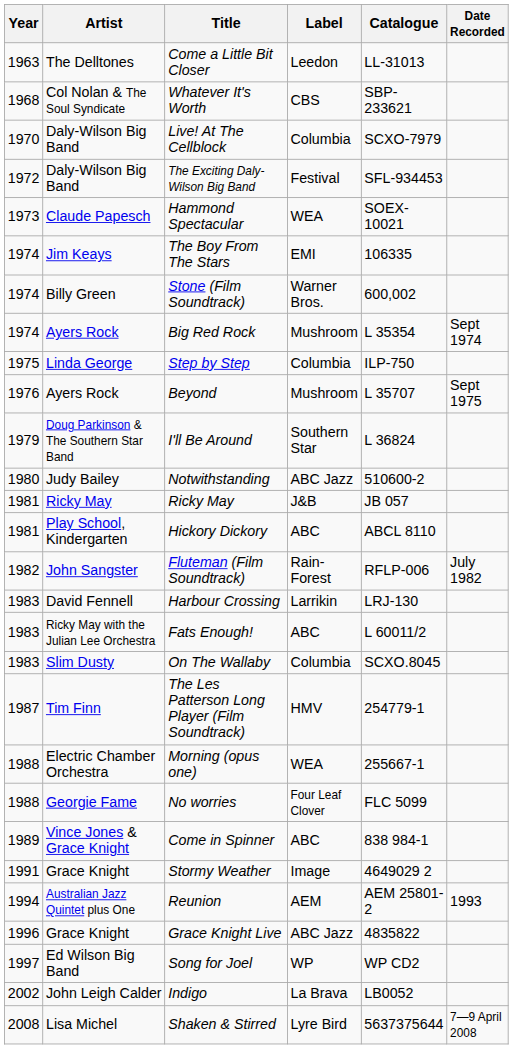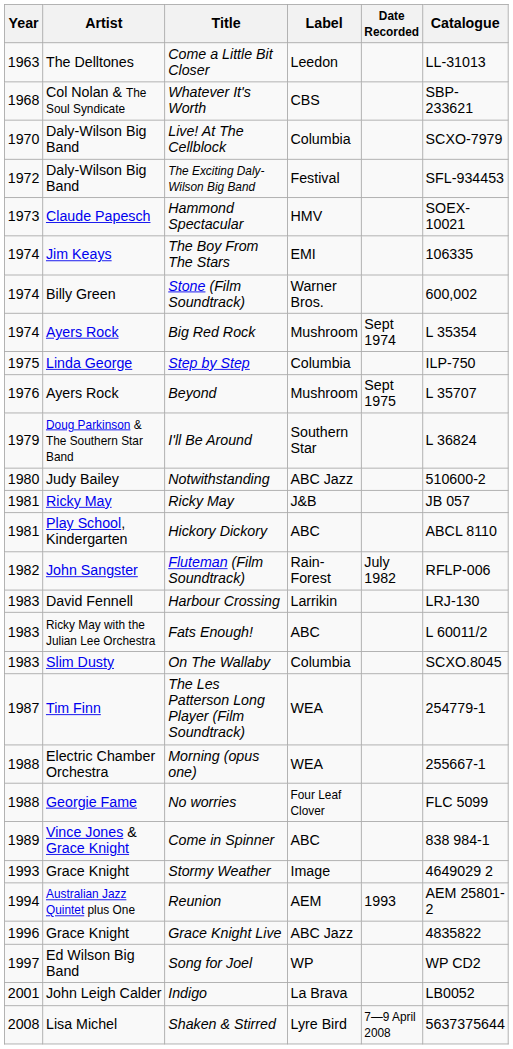columns swapped: (404, 23) <-> (477, 24)
(307, 216) WEA -> (306, 216) HMV
(306, 709) HMV -> (307, 709) WEA
(24, 871) 1991 -> (24, 871) 1993
(24, 994) 2002 -> (24, 994) 2001
